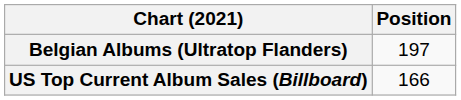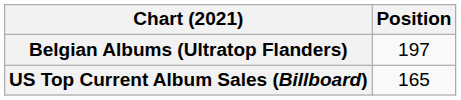(414, 79) 166 -> (414, 79) 165
